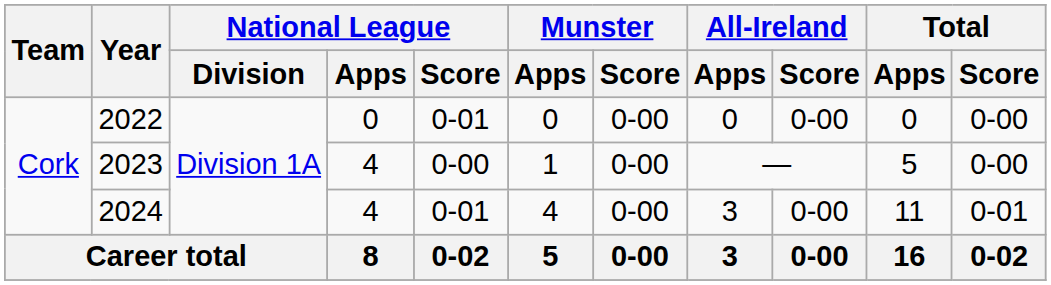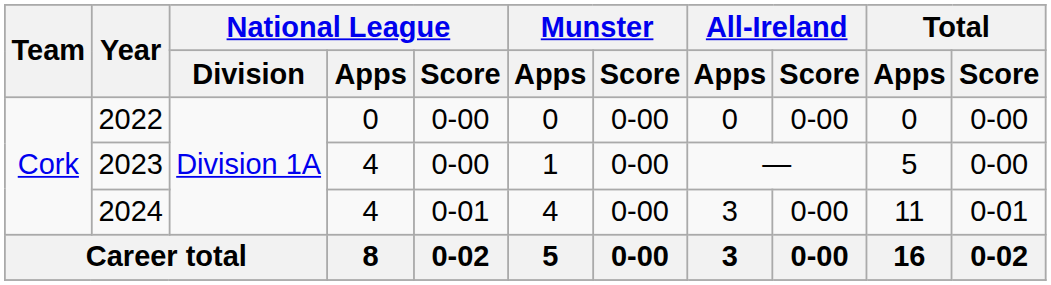(460, 119) 0-01 -> (460, 119) 0-00
